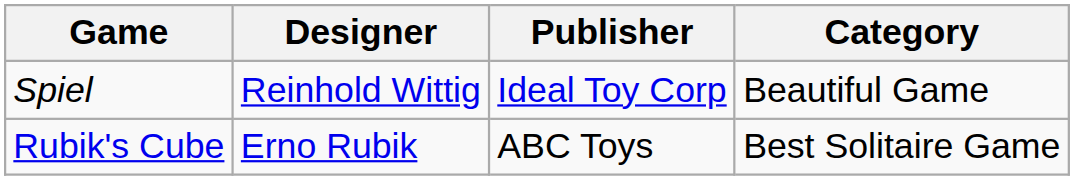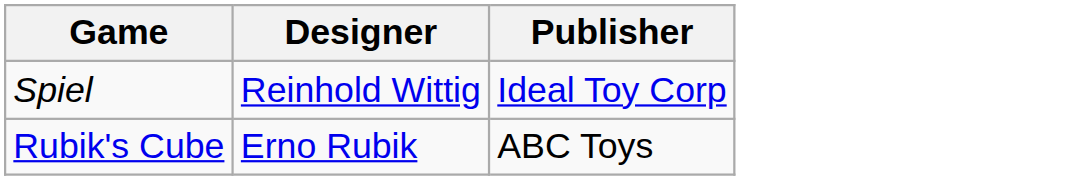- column: (902, 32)
